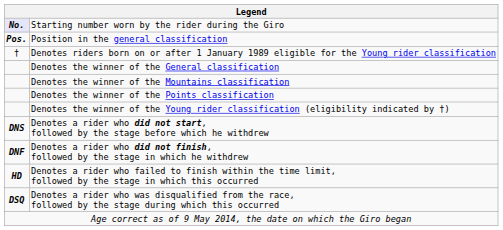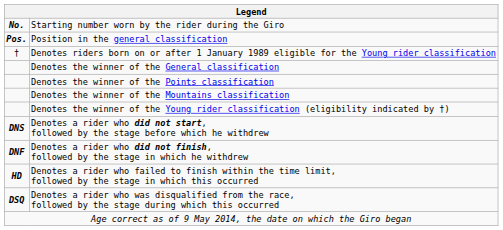(17, 25) lavender background -> (17, 25) no background
rows swapped: (153, 95) <-> (160, 81)
